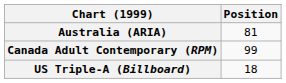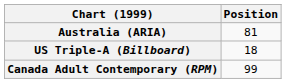rows swapped: (113, 51) <-> (113, 69)
